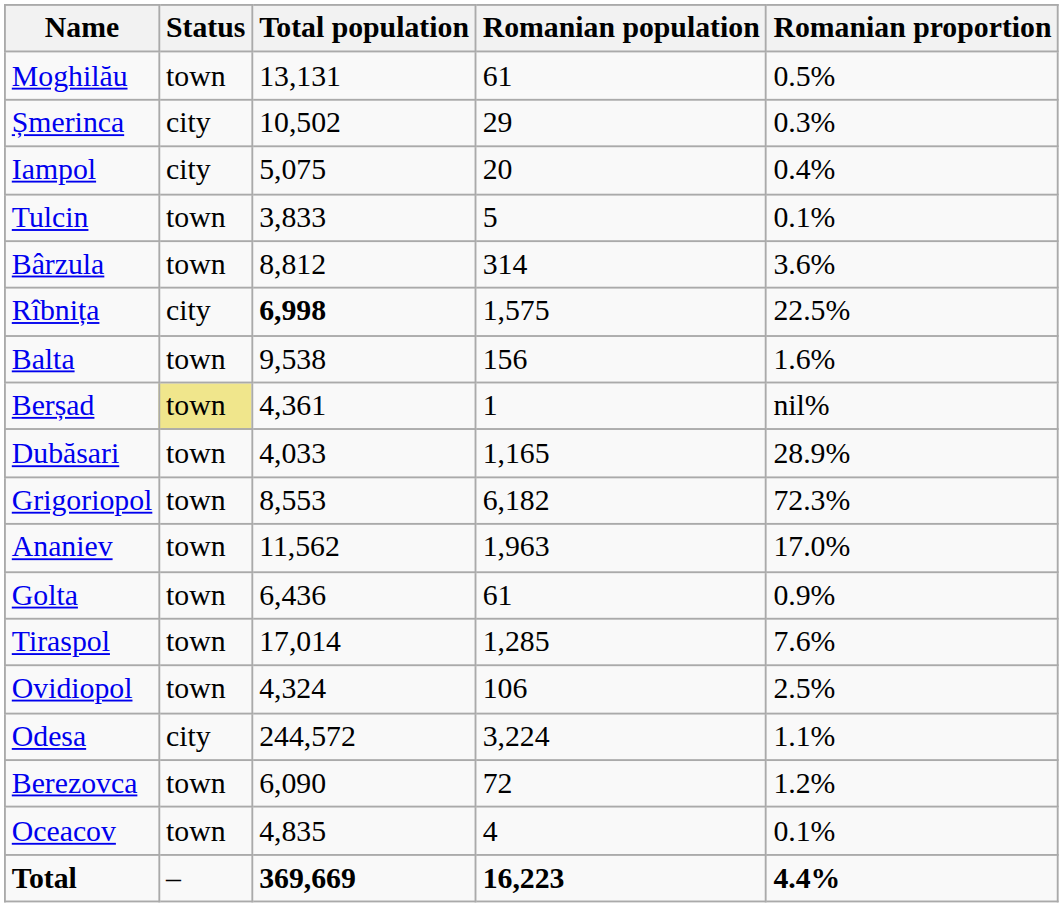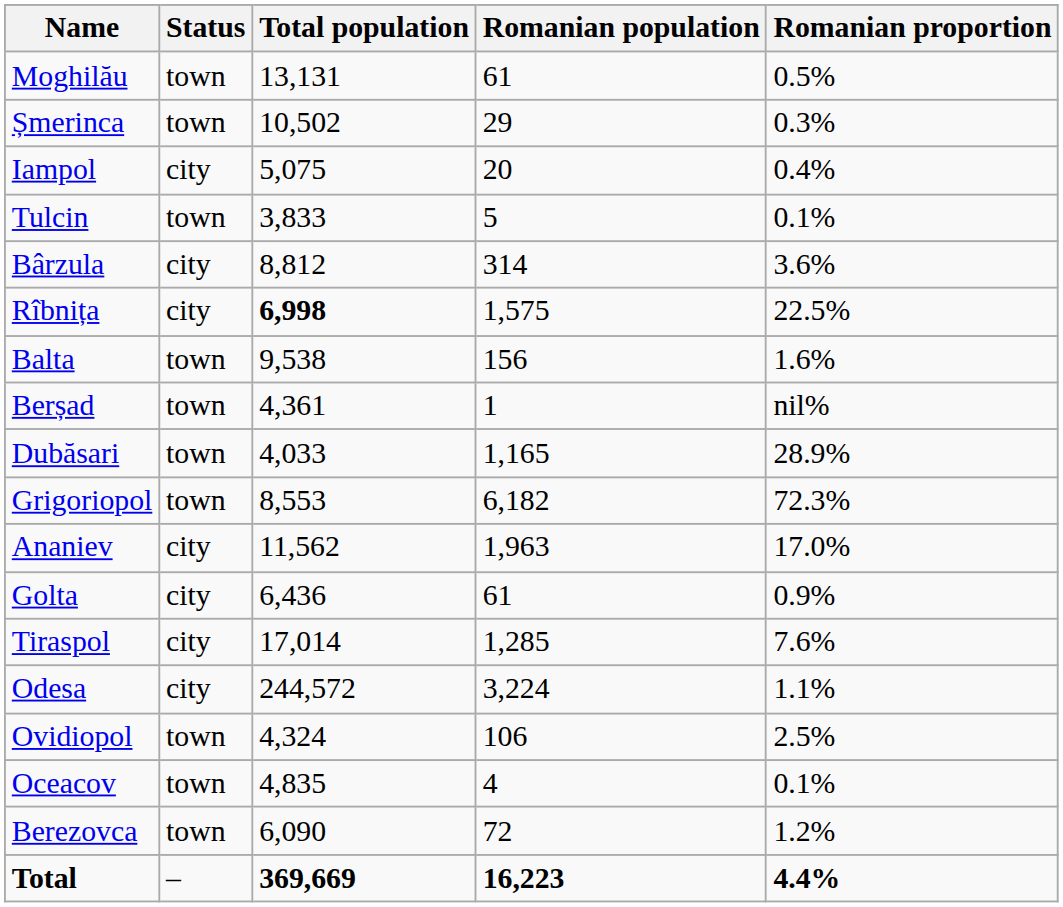(188, 122) city -> (196, 122) town
(196, 264) town -> (188, 264) city
(196, 405) khaki background -> (196, 405) no background
(196, 547) town -> (188, 547) city
(196, 594) town -> (188, 594) city
(196, 641) town -> (188, 641) city
rows swapped: (72, 688) <-> (49, 736)
rows swapped: (75, 783) <-> (64, 830)
